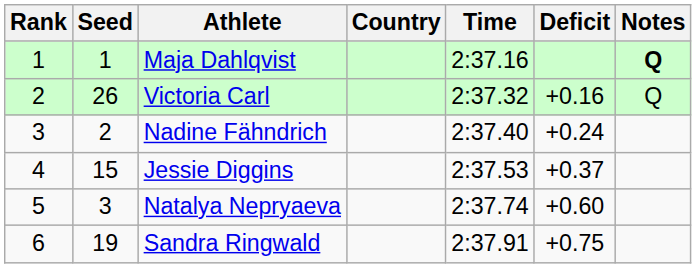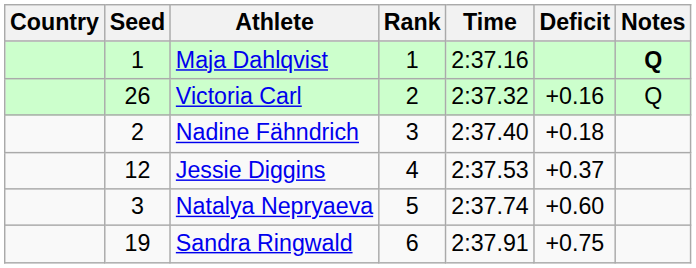columns swapped: (38, 22) <-> (396, 22)
(575, 133) +0.24 -> (575, 133) +0.18
(105, 170) 15 -> (137, 170) 12
